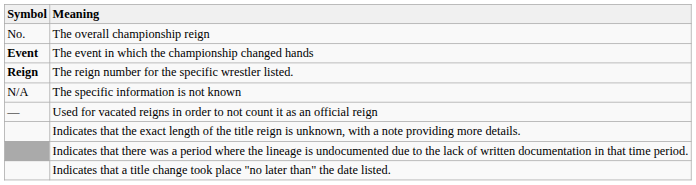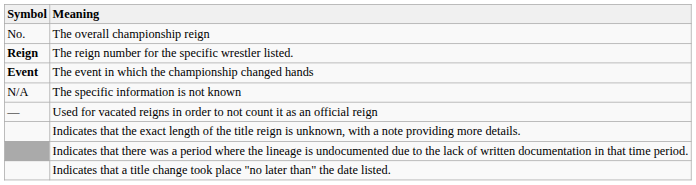rows swapped: (173, 72) <-> (183, 53)
